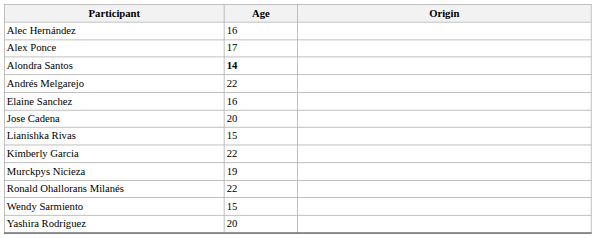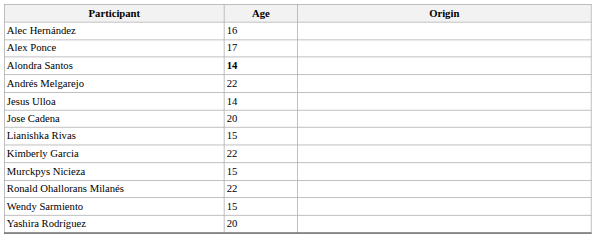- row: (40, 101)
+ row: (31, 101)
(232, 171) 19 -> (232, 171) 15
